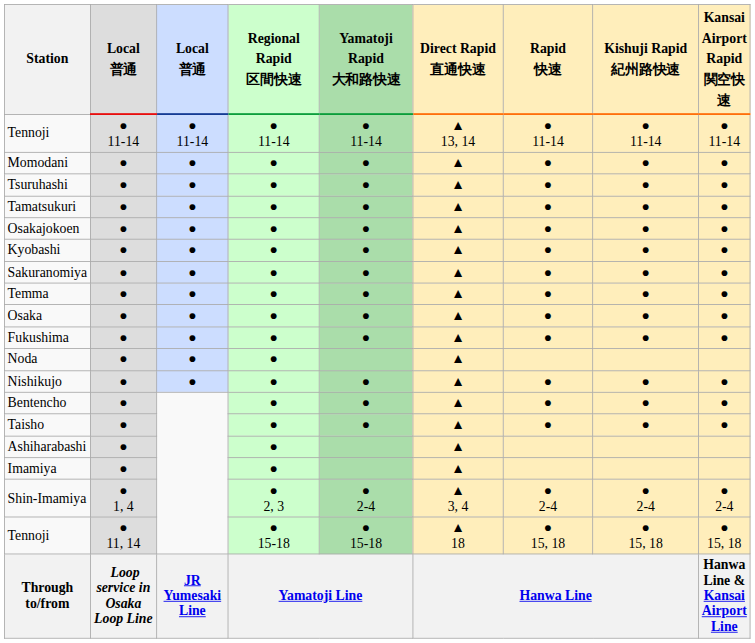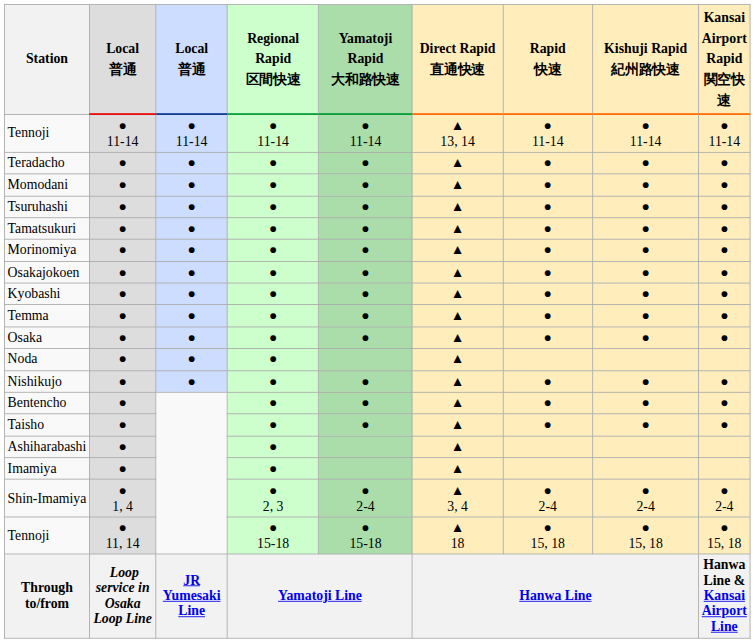+ row: (36, 163)
+ row: (42, 250)
- row: (47, 272)
- row: (38, 337)
